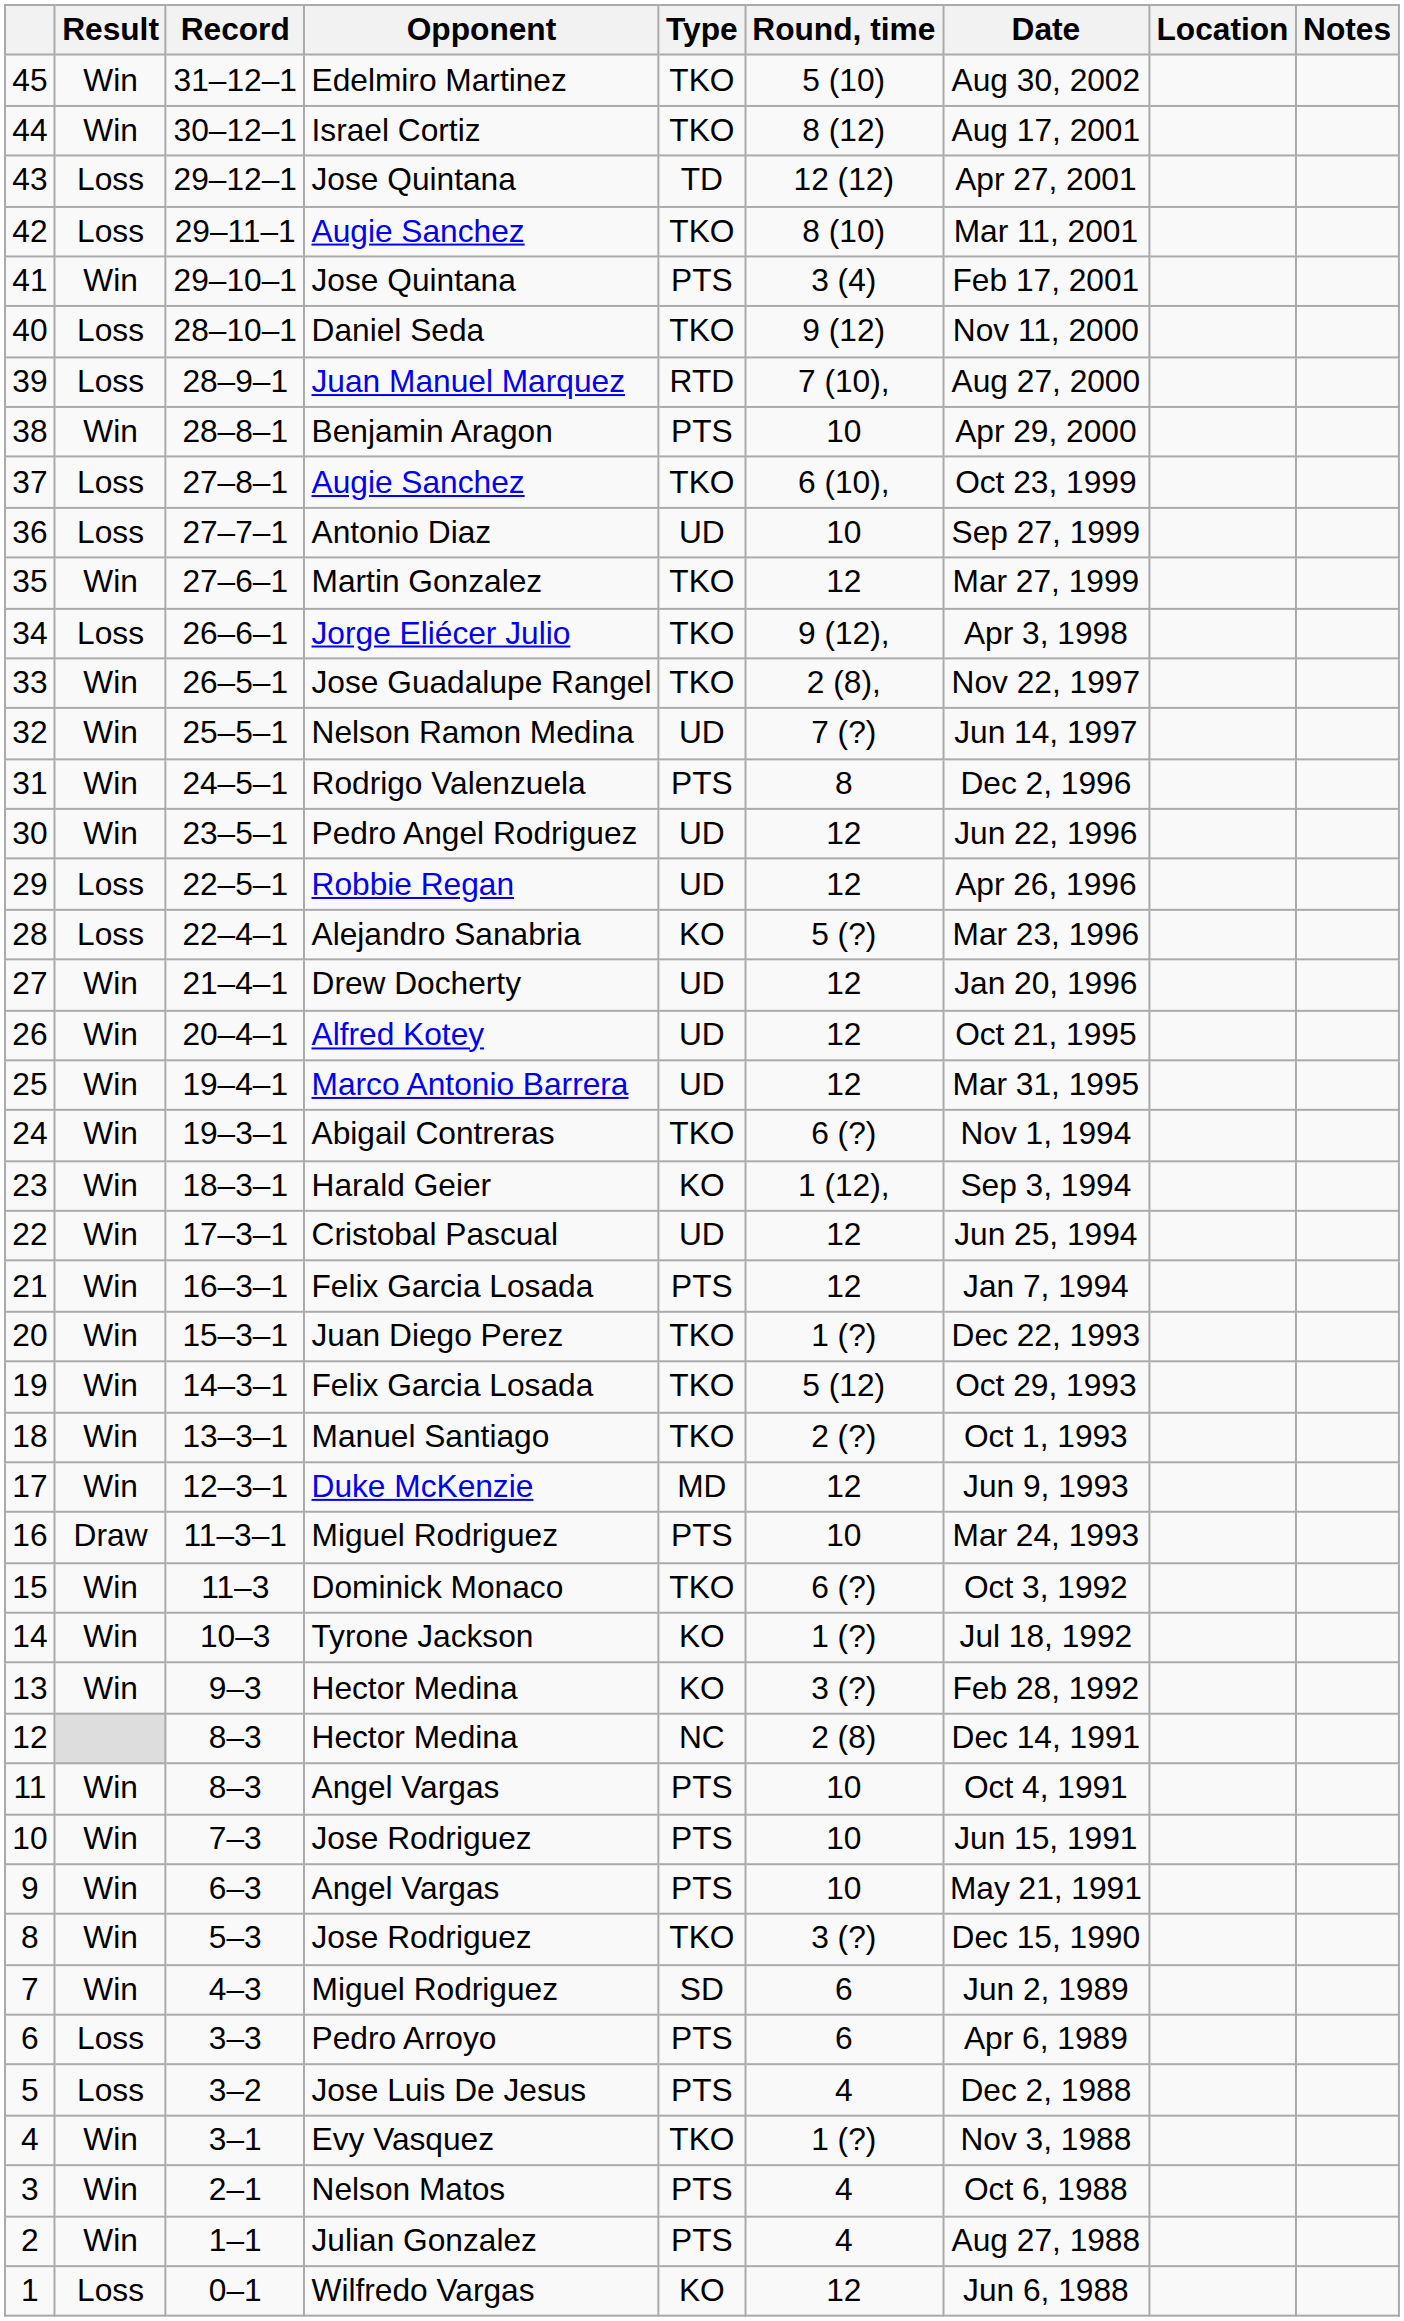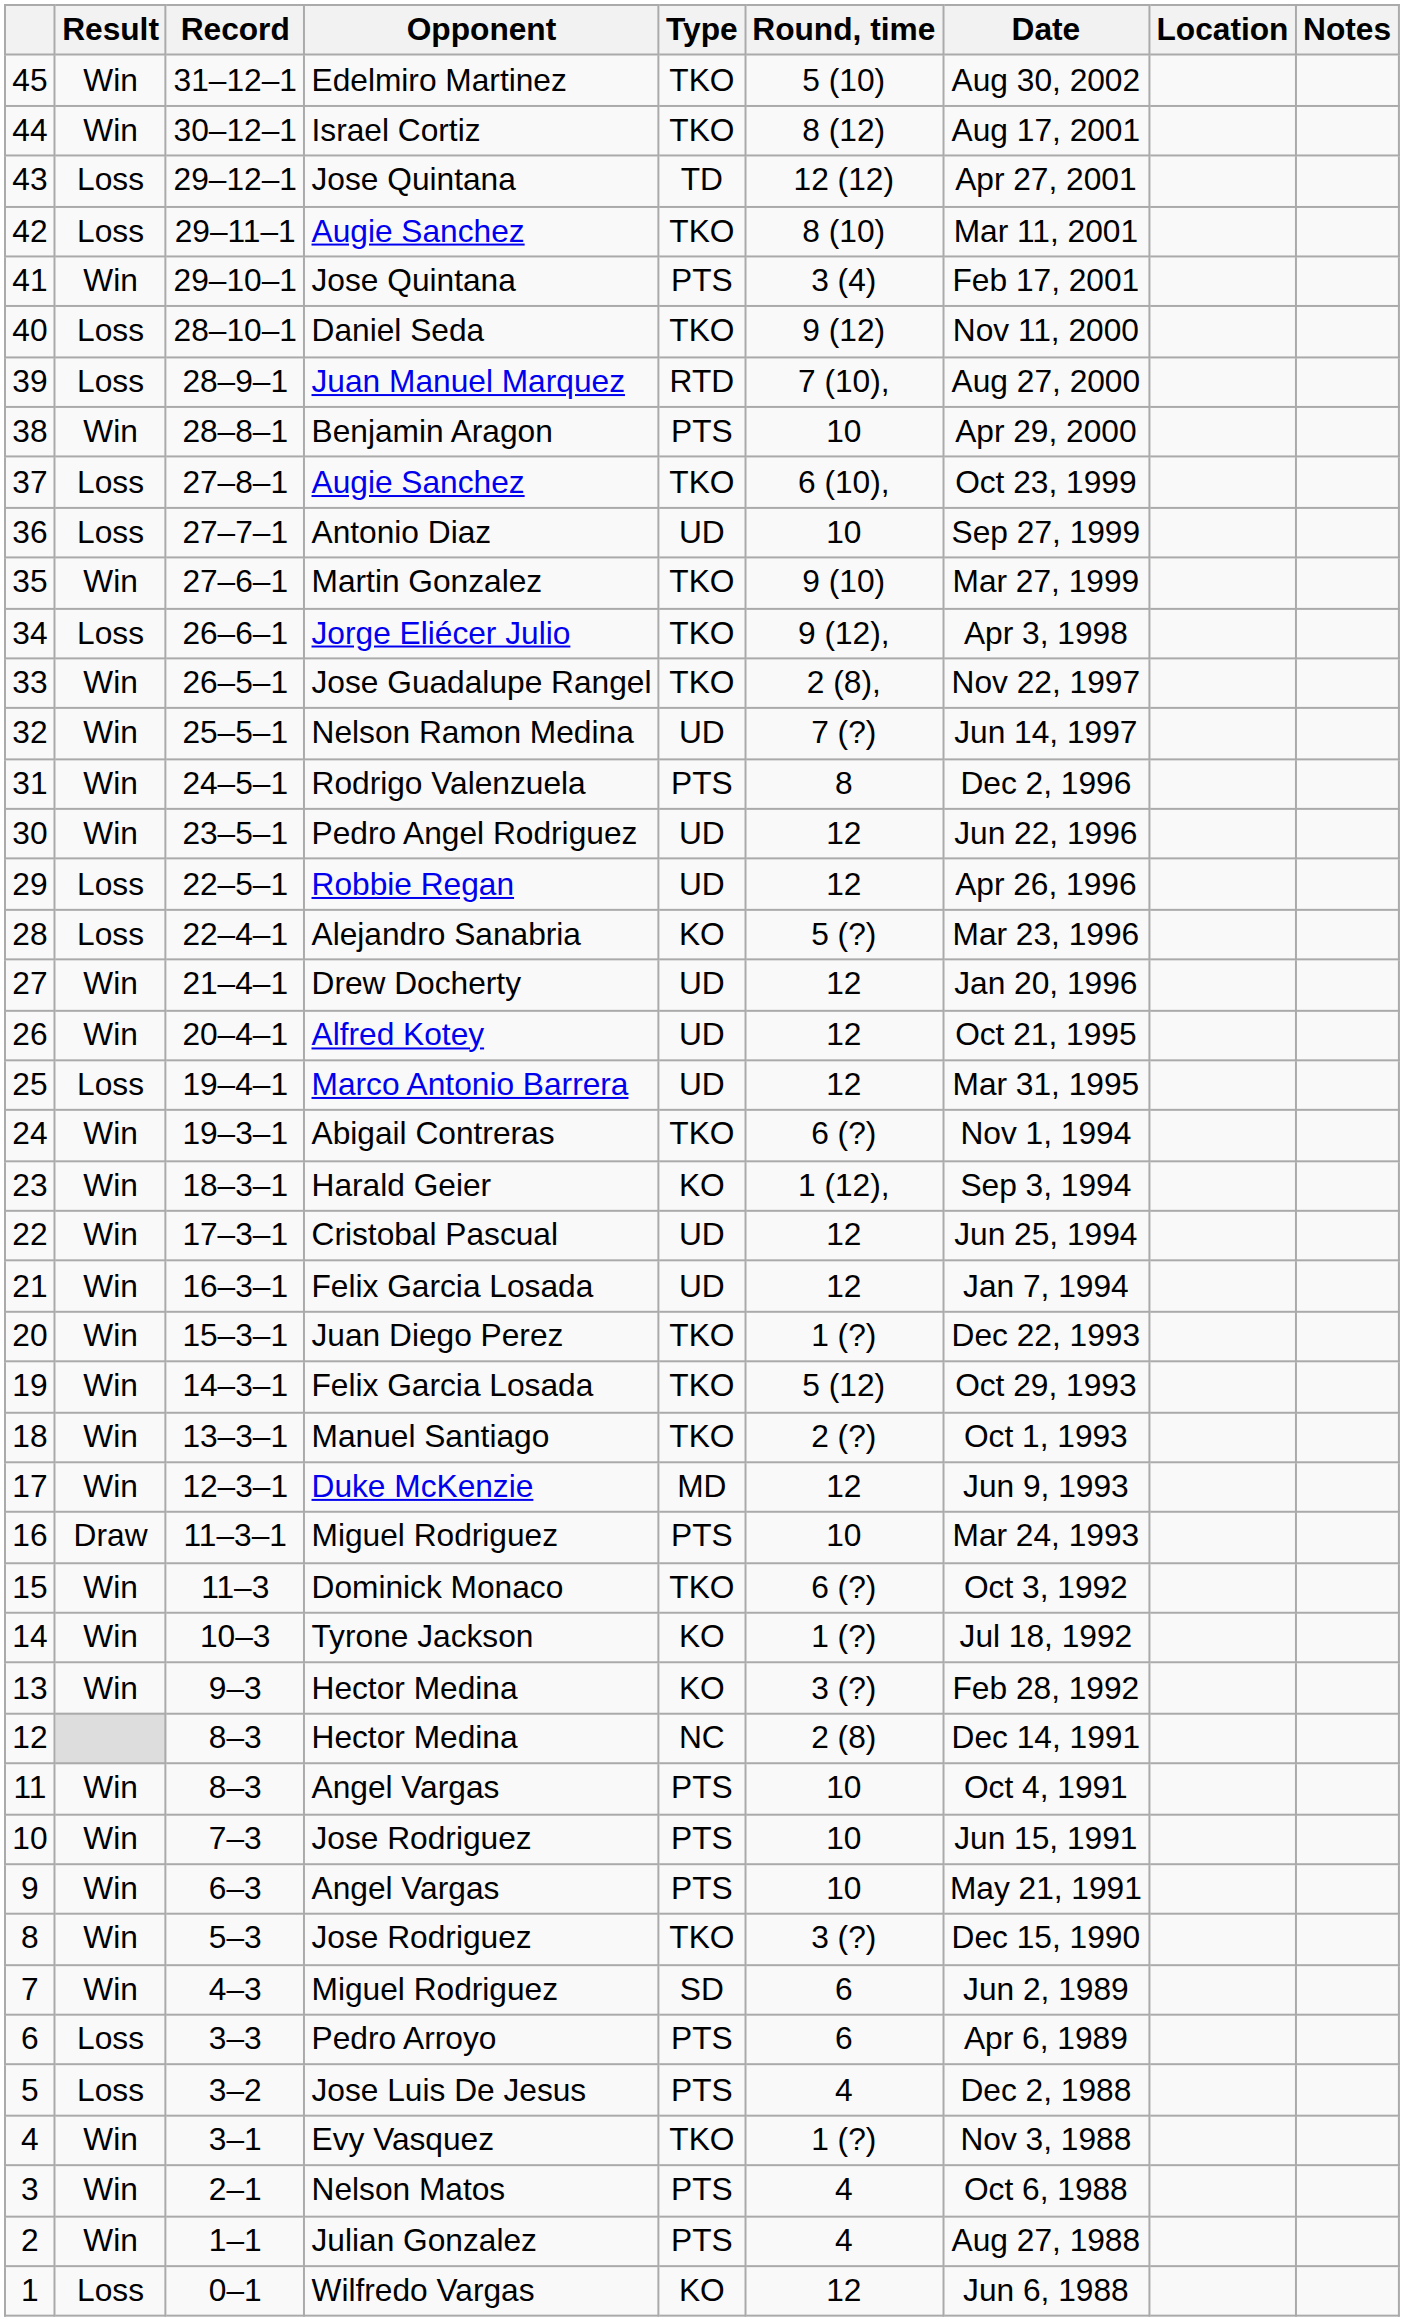(844, 582) 12 -> (844, 582) 9 (10)
(111, 1084) Win -> (111, 1084) Loss
(702, 1285) PTS -> (702, 1285) UD
